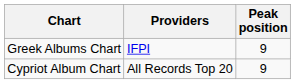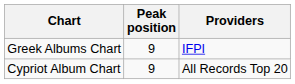columns swapped: (180, 21) <-> (263, 21)
